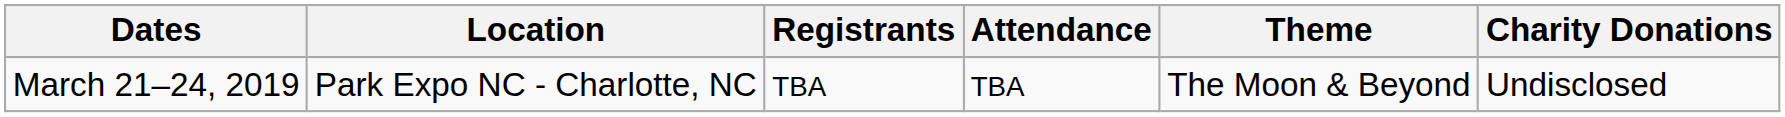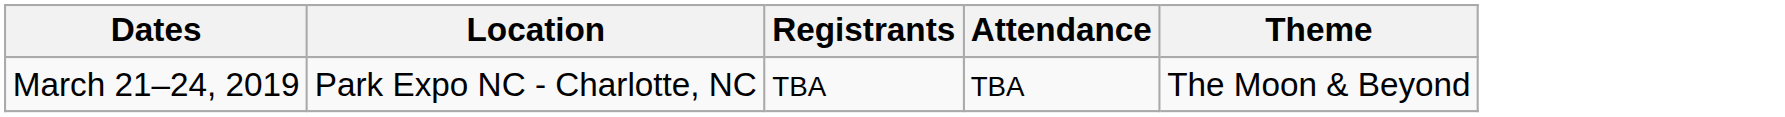- column: (1629, 30)
